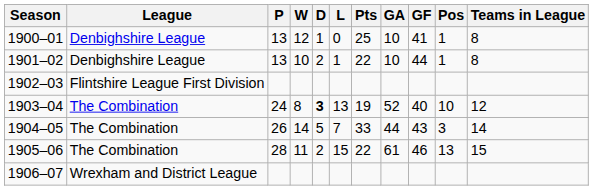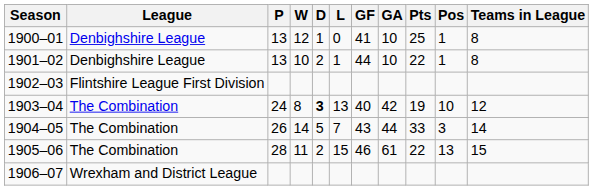columns swapped: (422, 15) <-> (366, 15)
(392, 106) 52 -> (389, 106) 42
